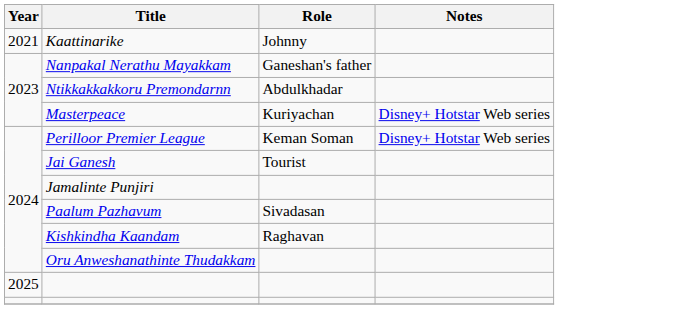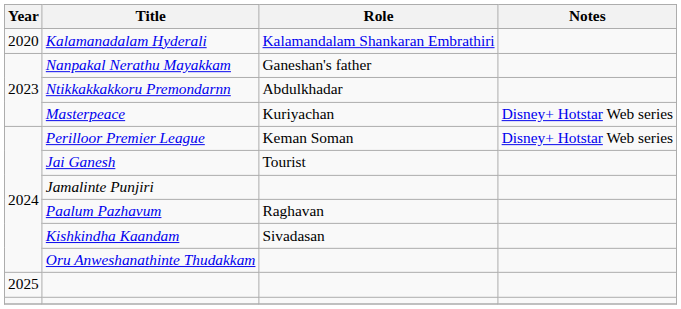+ row: (23, 41)
- row: (23, 41)
(294, 211) Sivadasan -> (293, 211) Raghavan
(293, 235) Raghavan -> (294, 235) Sivadasan
